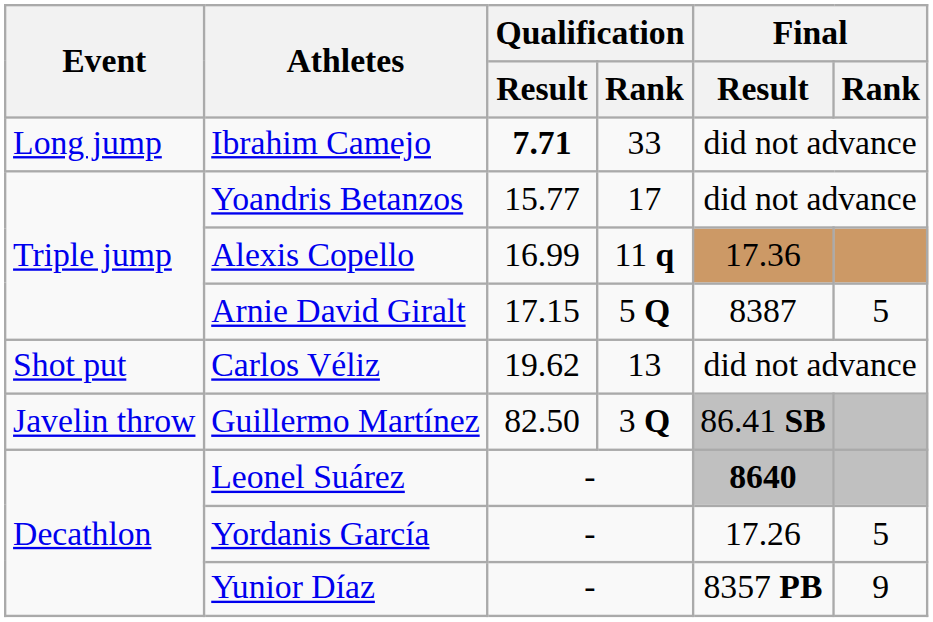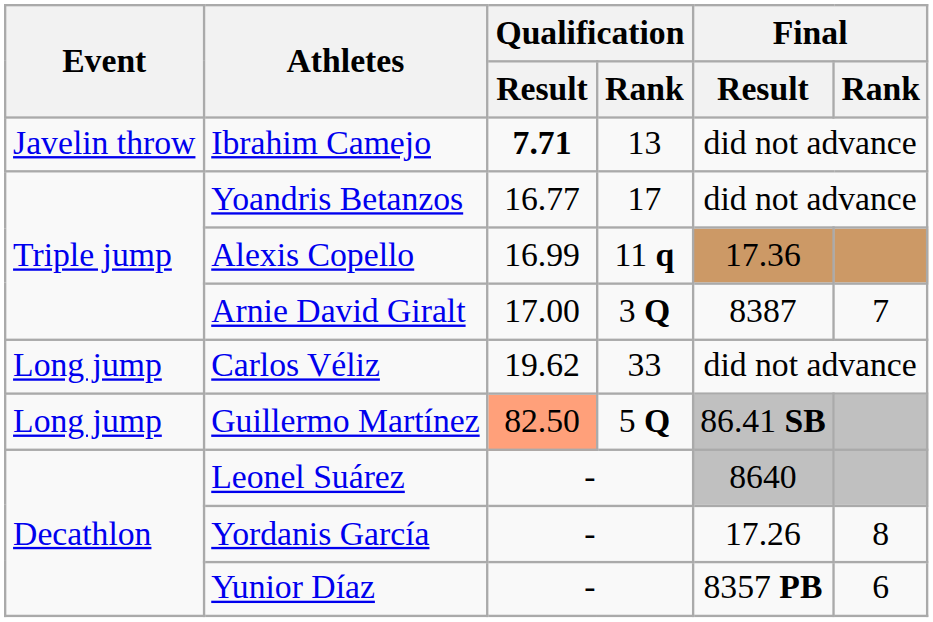(87, 143) Long jump -> (104, 143) Javelin throw
(644, 143) 33 -> (644, 143) 13
(542, 199) 15.77 -> (542, 199) 16.77
(542, 310) 17.15 -> (542, 310) 17.00
(644, 310) 5 Q -> (644, 310) 3 Q
(881, 310) 5 -> (881, 310) 7
(70, 366) Shot put -> (87, 366) Long jump
(644, 366) 13 -> (644, 366) 33
(104, 421) Javelin throw -> (87, 421) Long jump
(542, 421) no background -> (542, 421) lightsalmon background
(644, 421) 3 Q -> (644, 421) 5 Q
(763, 477) bold -> (763, 477) normal
(881, 532) 5 -> (881, 532) 8
(881, 588) 9 -> (881, 588) 6
